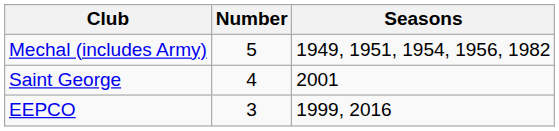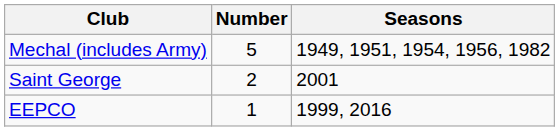(252, 79) 4 -> (252, 79) 2
(252, 110) 3 -> (252, 110) 1
